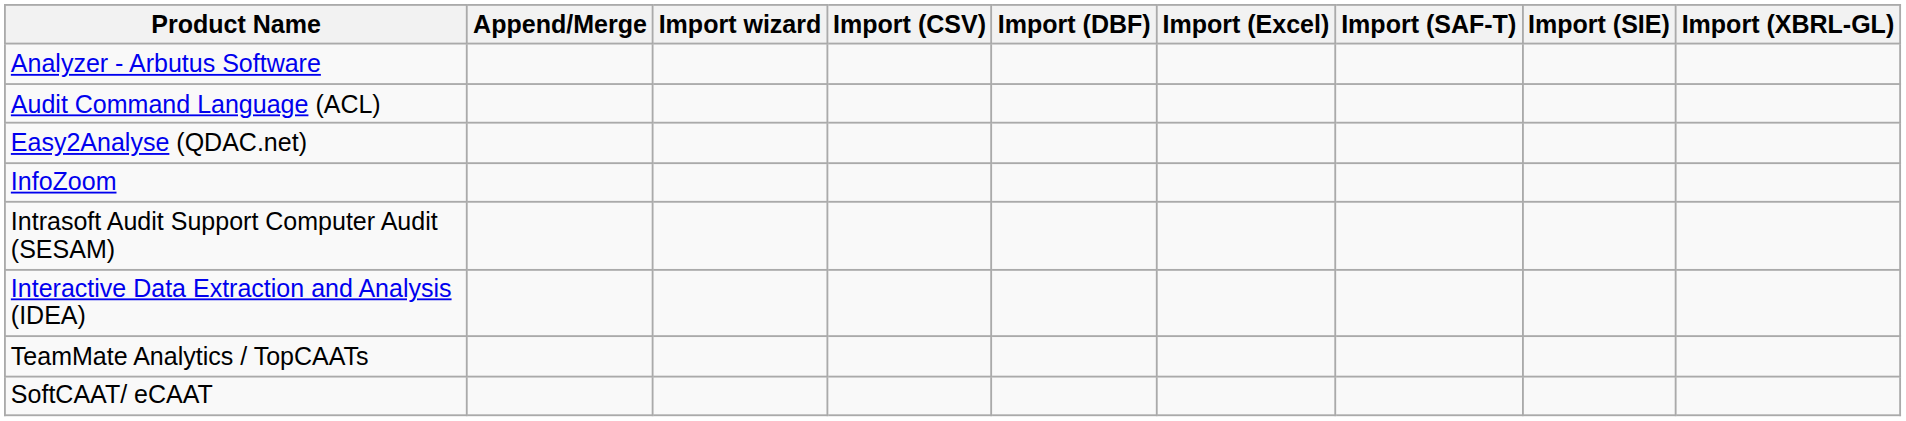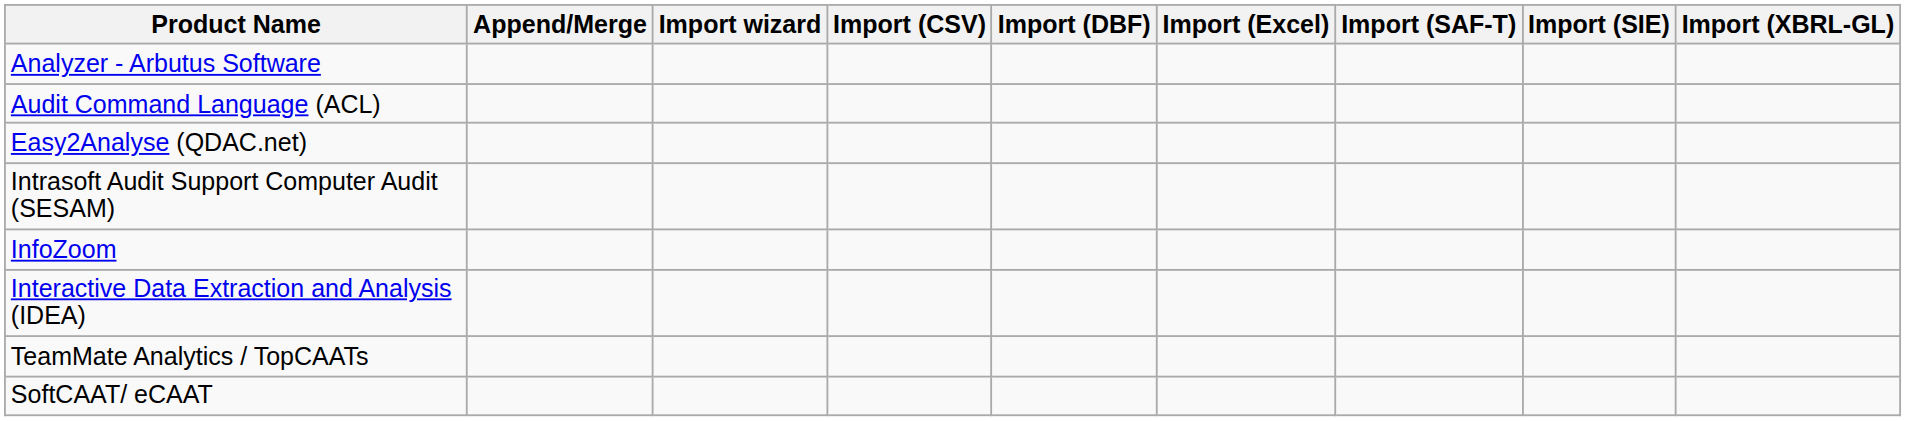rows swapped: (224, 235) <-> (64, 182)
